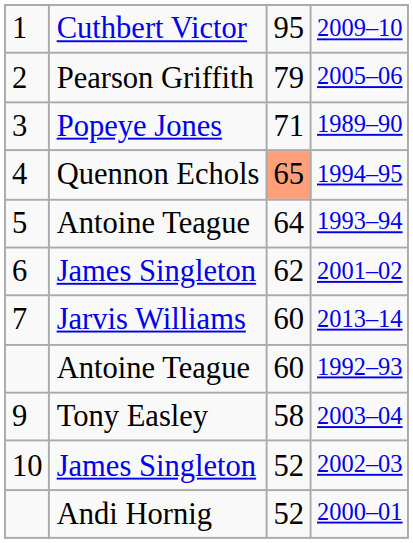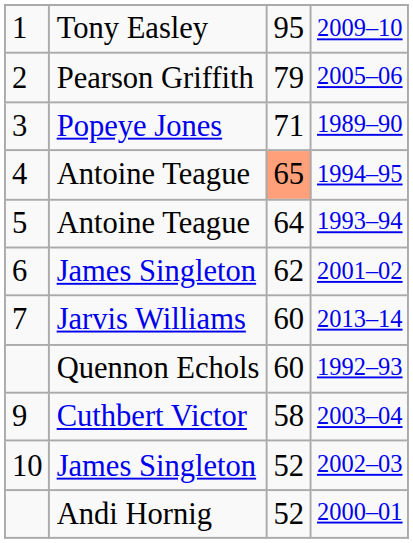(152, 28) Cuthbert Victor -> (132, 28) Tony Easley
(158, 174) Quennon Echols -> (153, 174) Antoine Teague
(153, 367) Antoine Teague -> (158, 367) Quennon Echols
(132, 416) Tony Easley -> (152, 416) Cuthbert Victor
